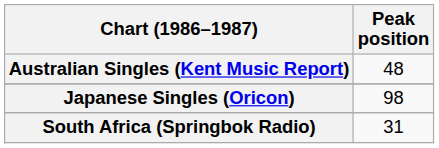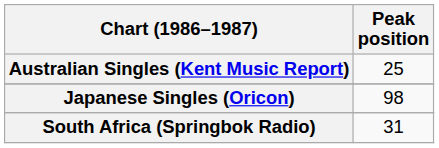(394, 68) 48 -> (394, 68) 25
